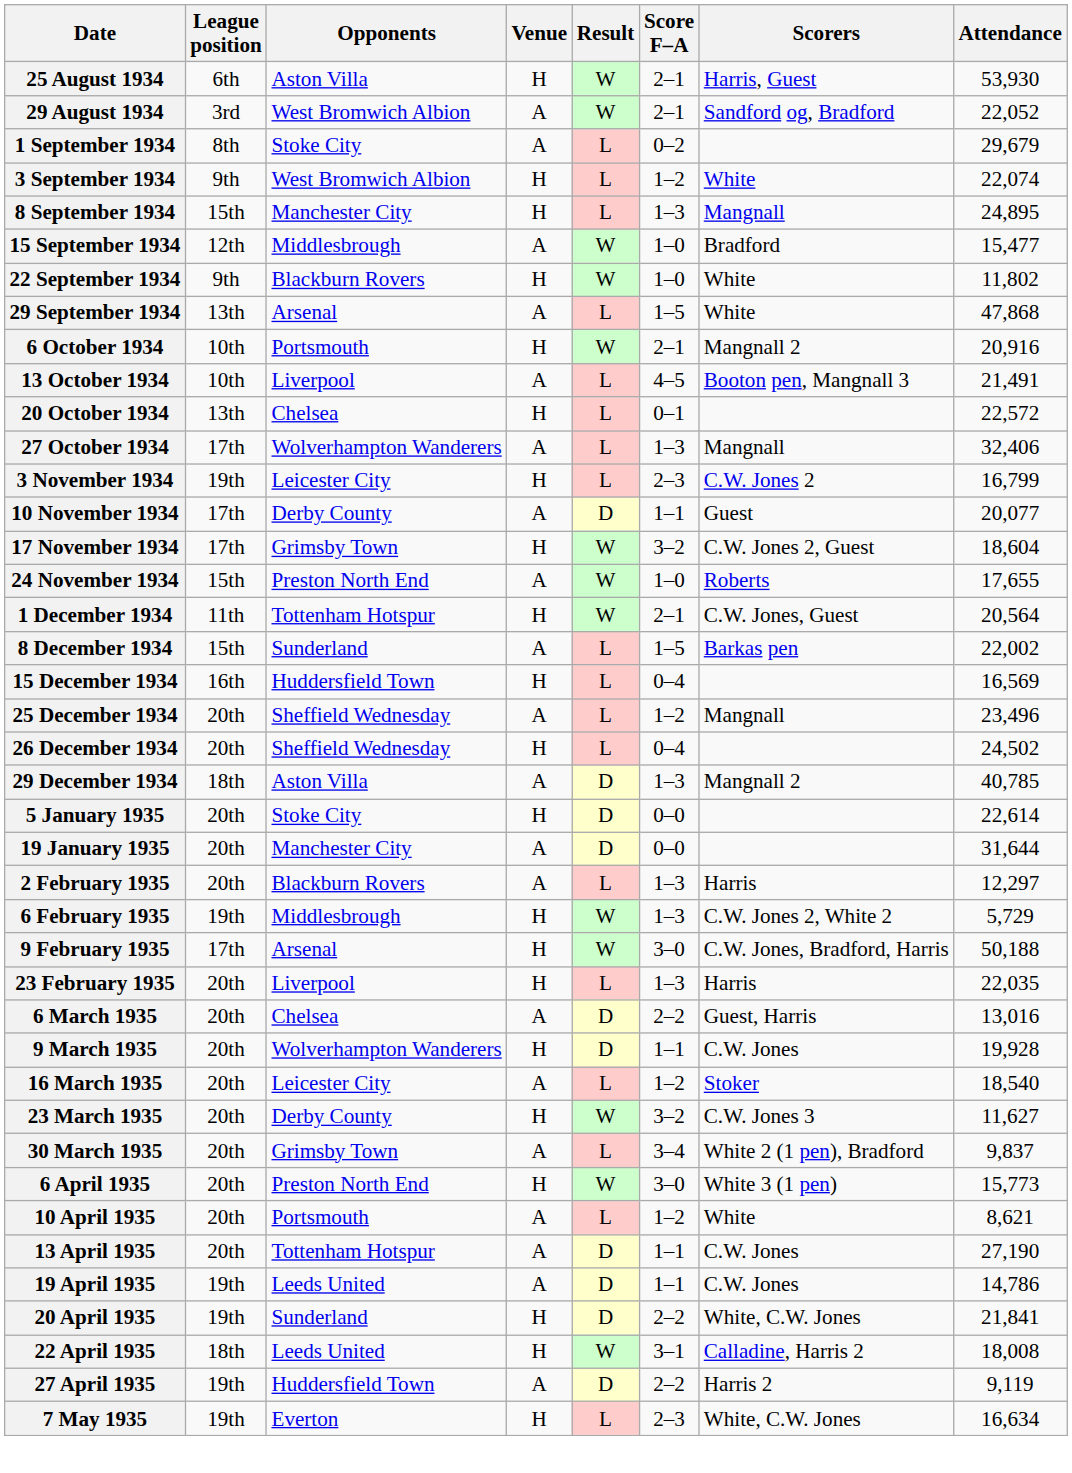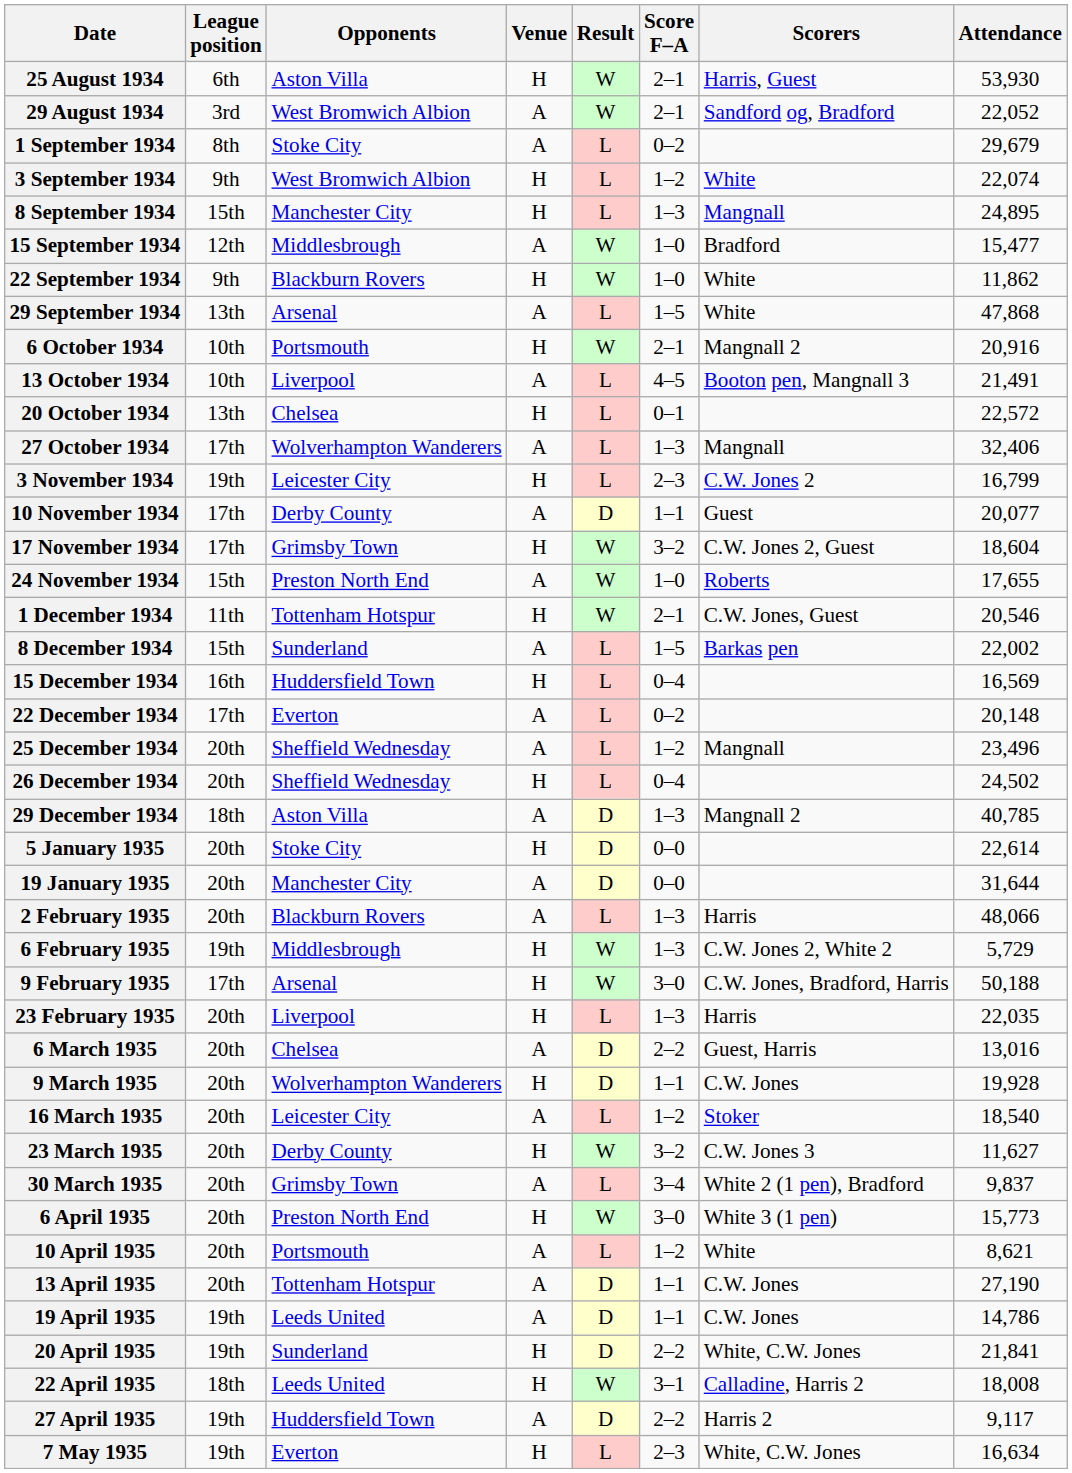(1010, 279) 11,802 -> (1010, 279) 11,862
(1010, 614) 20,564 -> (1010, 614) 20,546
+ row: (95, 714)
(1010, 882) 12,297 -> (1010, 915) 48,066
(1010, 1384) 9,119 -> (1010, 1418) 9,117
